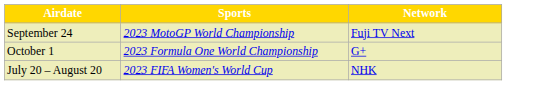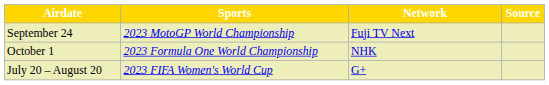+ column: (523, 13)
(359, 51) G+ -> (364, 51) NHK
(364, 70) NHK -> (359, 70) G+
